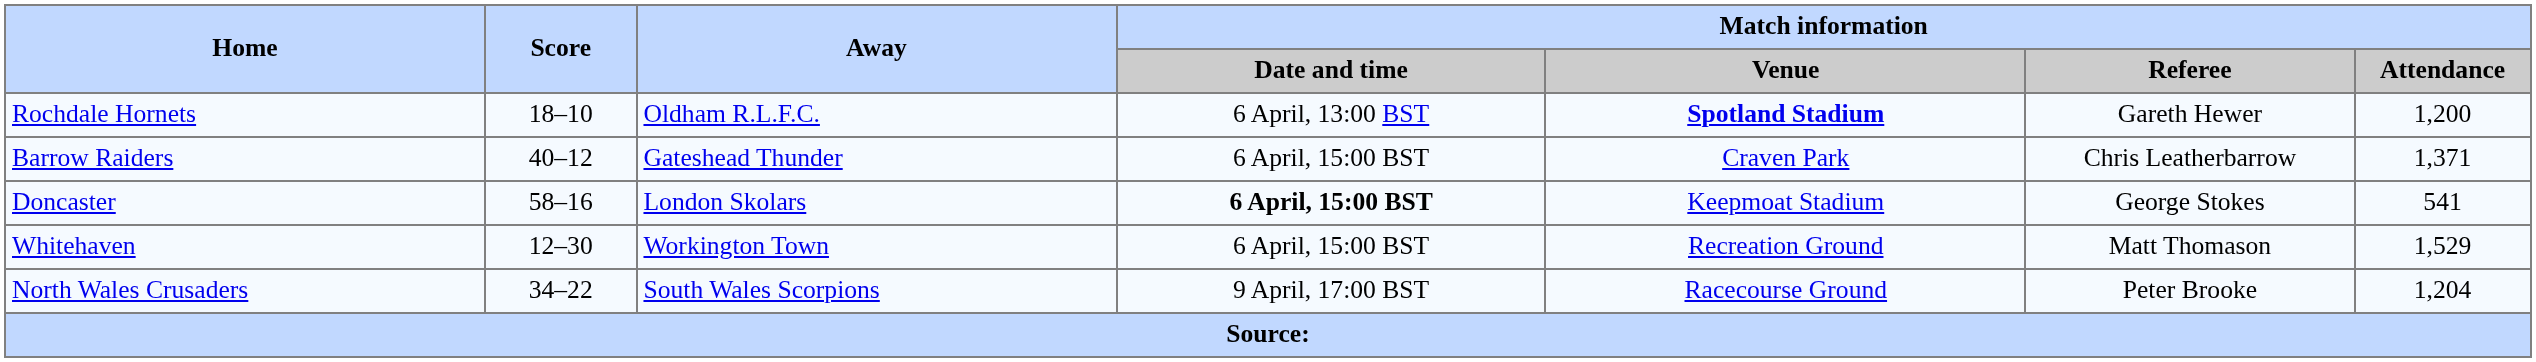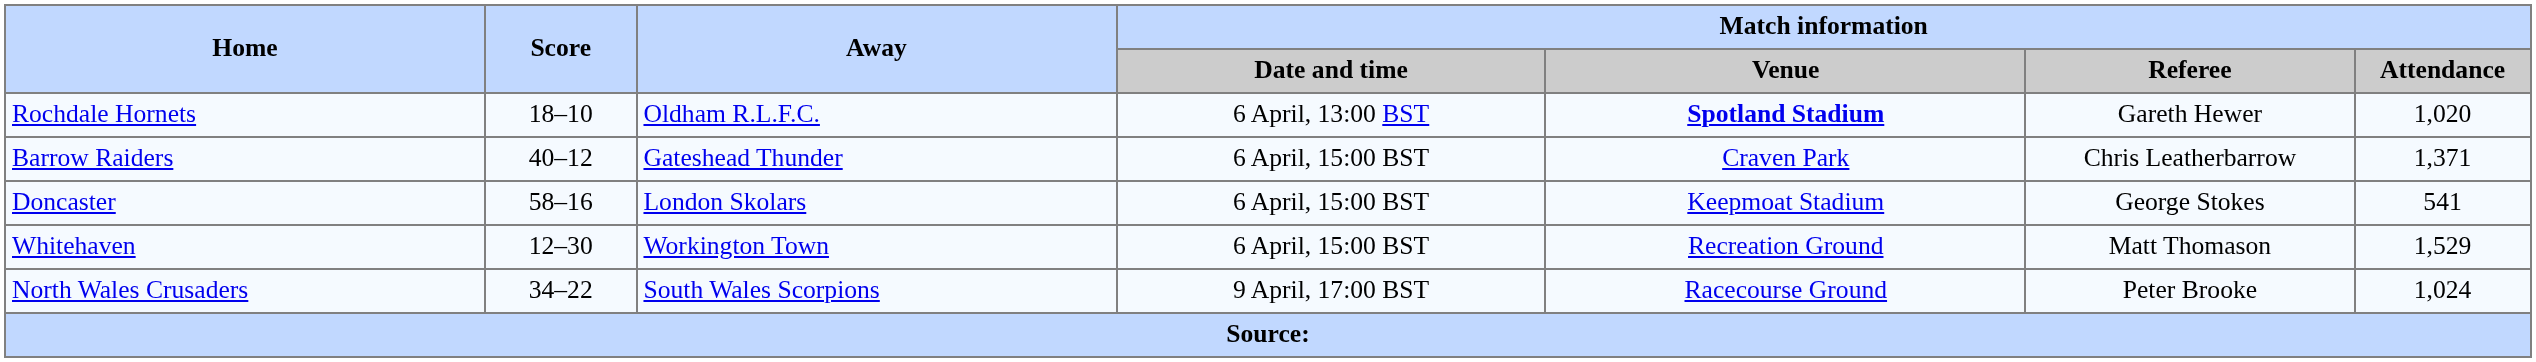(2443, 114) 1,200 -> (2443, 114) 1,020
(1331, 202) bold -> (1331, 202) normal
(2443, 290) 1,204 -> (2443, 290) 1,024
